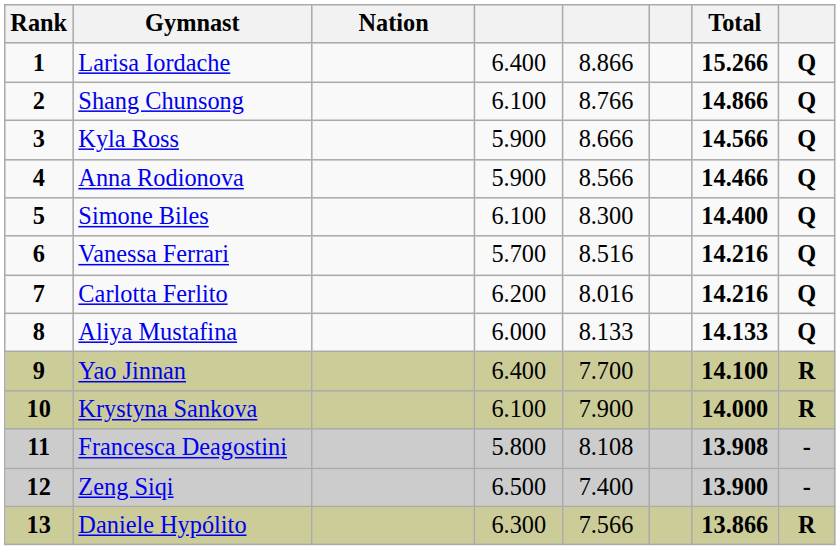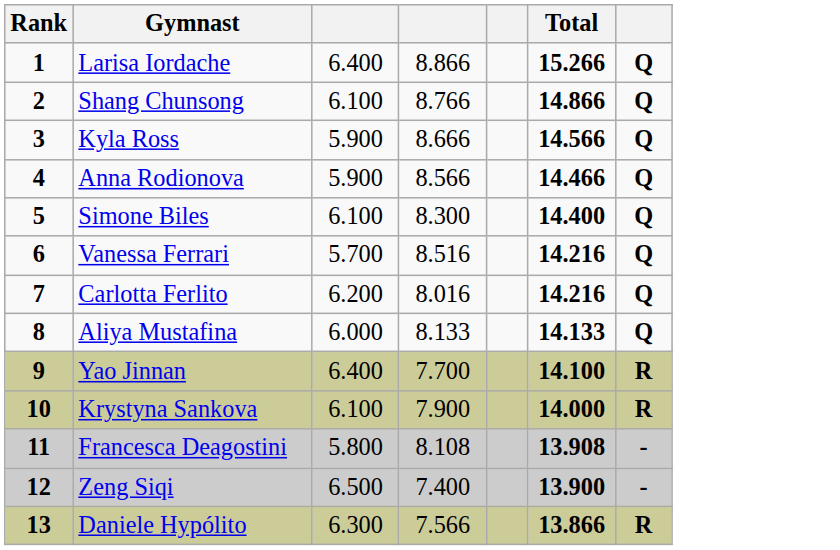- column: (394, 23)
